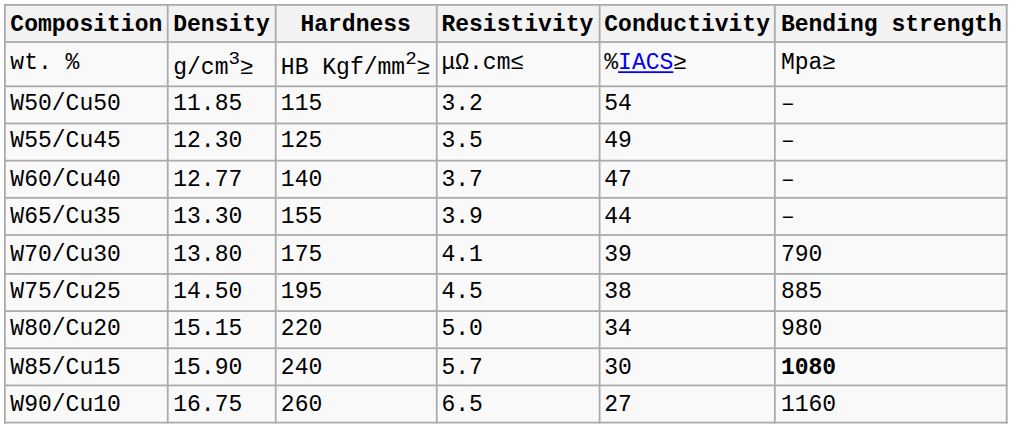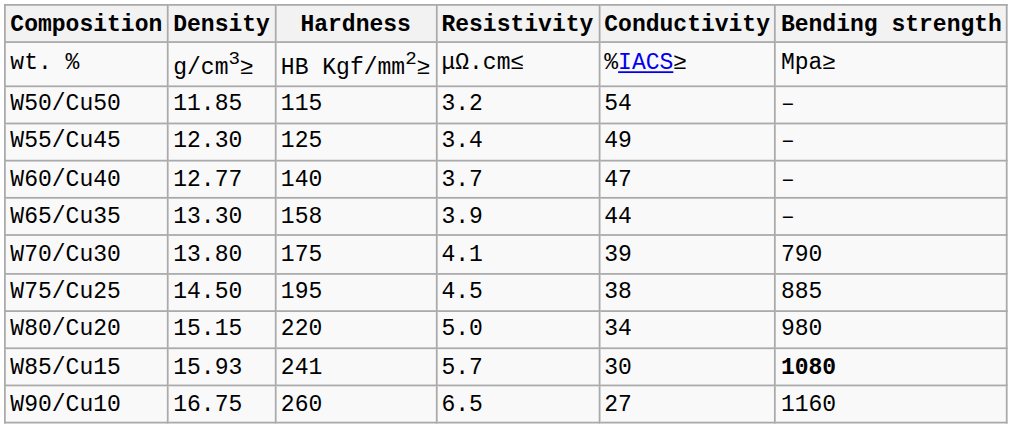(462, 142) 3.5 -> (462, 142) 3.4
(302, 217) 155 -> (302, 217) 158
(208, 367) 15.90 -> (208, 367) 15.93
(302, 367) 240 -> (302, 367) 241
